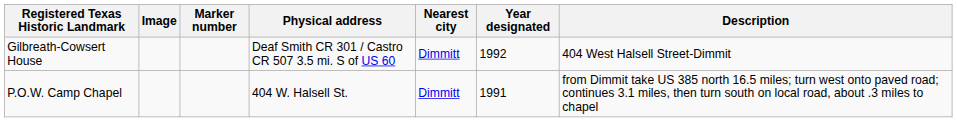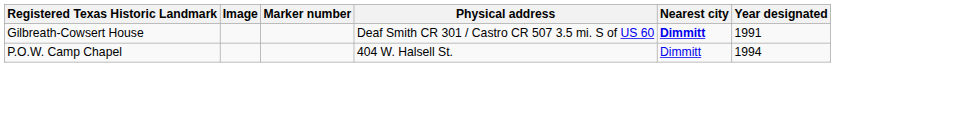- column: (756, 20)
(439, 53) normal -> (683, 33) bold
(493, 53) 1992 -> (748, 33) 1991
(493, 93) 1991 -> (748, 52) 1994
